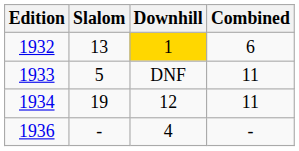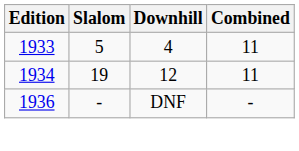- row: (37, 46)
(168, 74) DNF -> (168, 46) 4
(168, 131) 4 -> (168, 103) DNF
